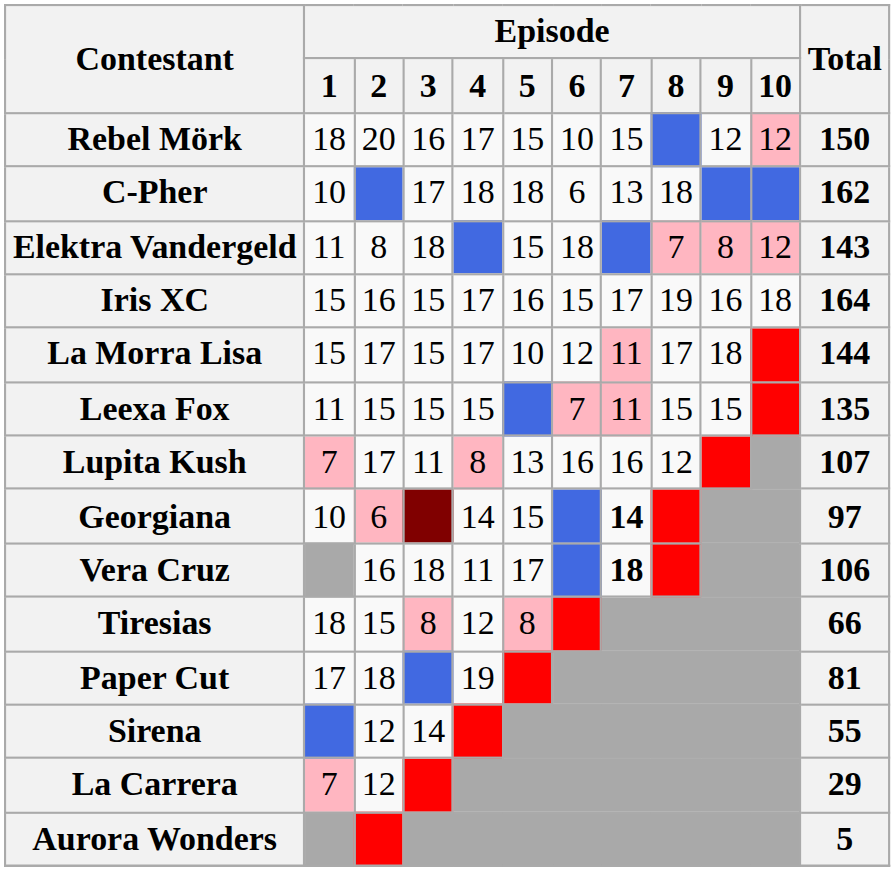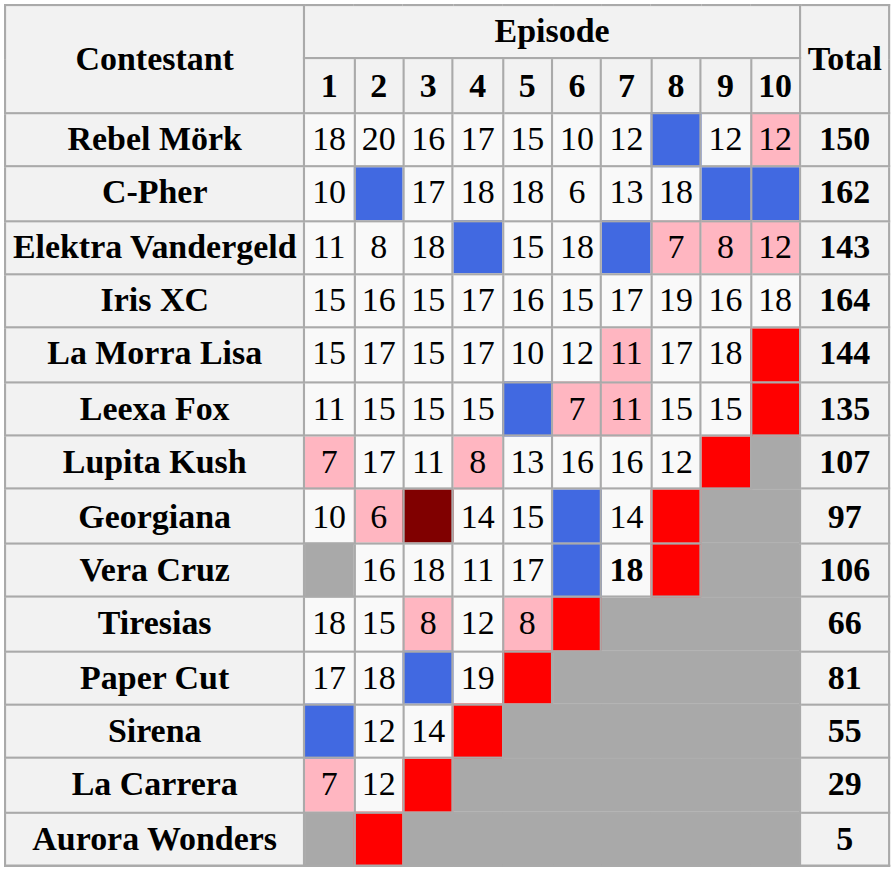(626, 138) 15 -> (626, 138) 12
(626, 515) bold -> (626, 515) normal
